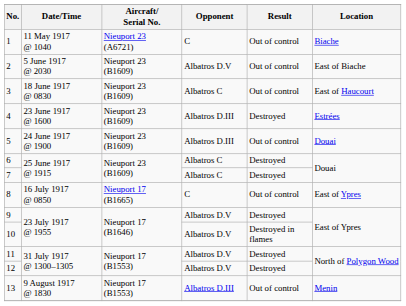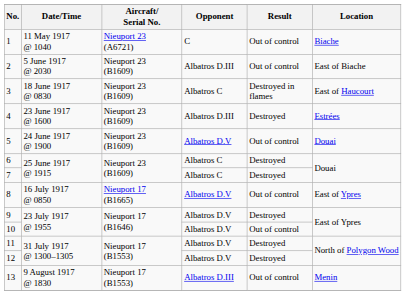(208, 67) Albatros D.V -> (209, 67) Albatros D.III
(274, 91) Out of control -> (272, 91) Destroyed in flames
(209, 141) Albatros D.III -> (208, 141) Albatros D.V
(187, 195) C -> (208, 195) Albatros D.V
(272, 234) Destroyed in flames -> (274, 229) Out of control
